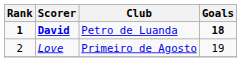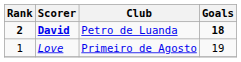(20, 30) 1 -> (20, 30) 2
(20, 48) 2 -> (20, 48) 1
